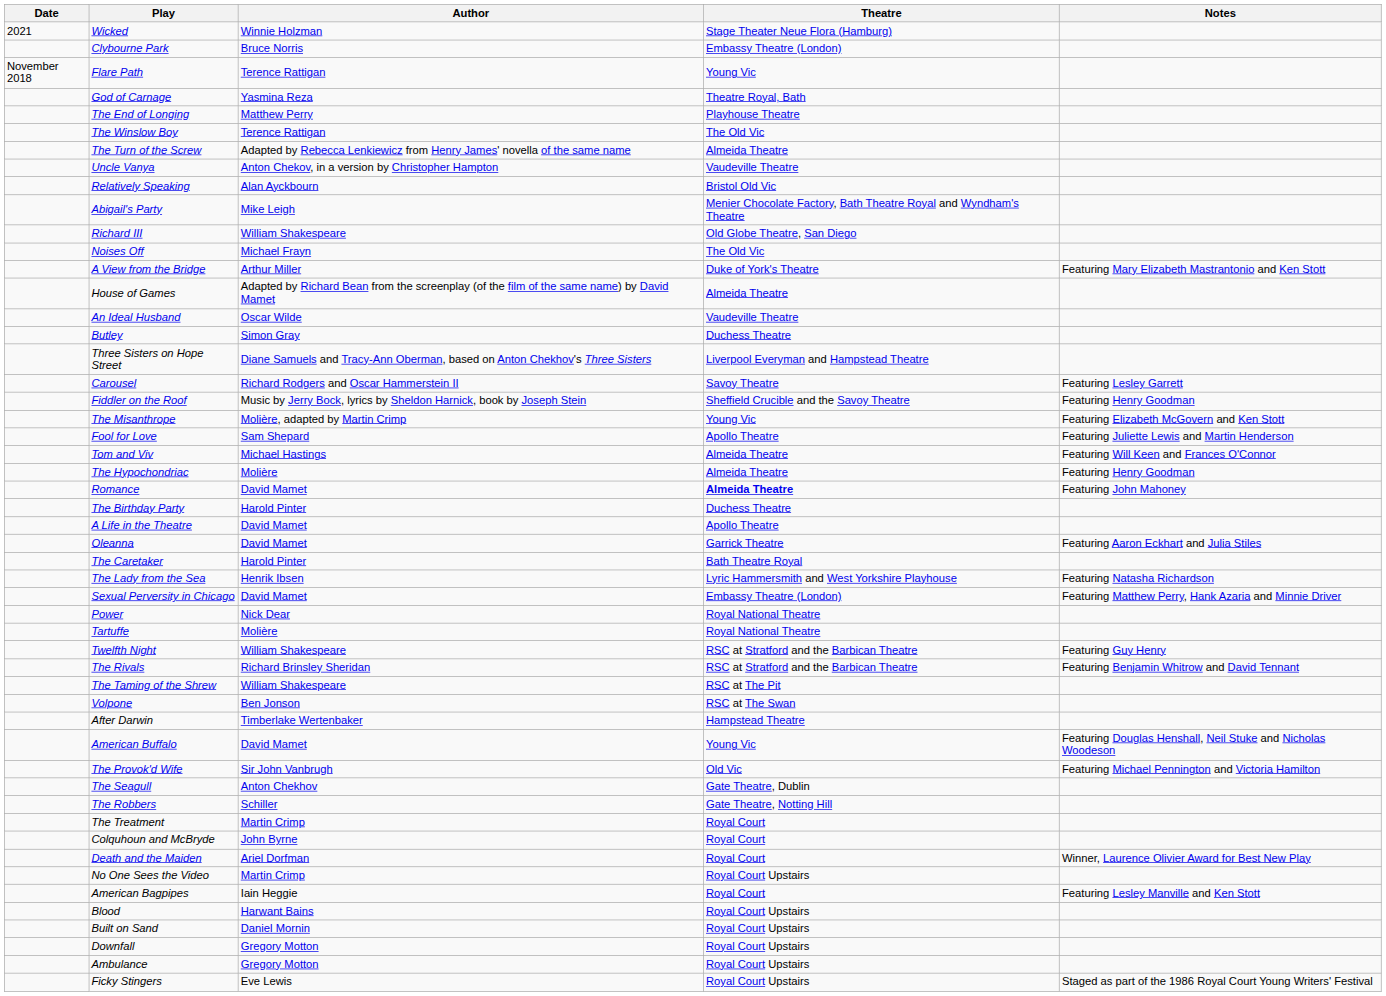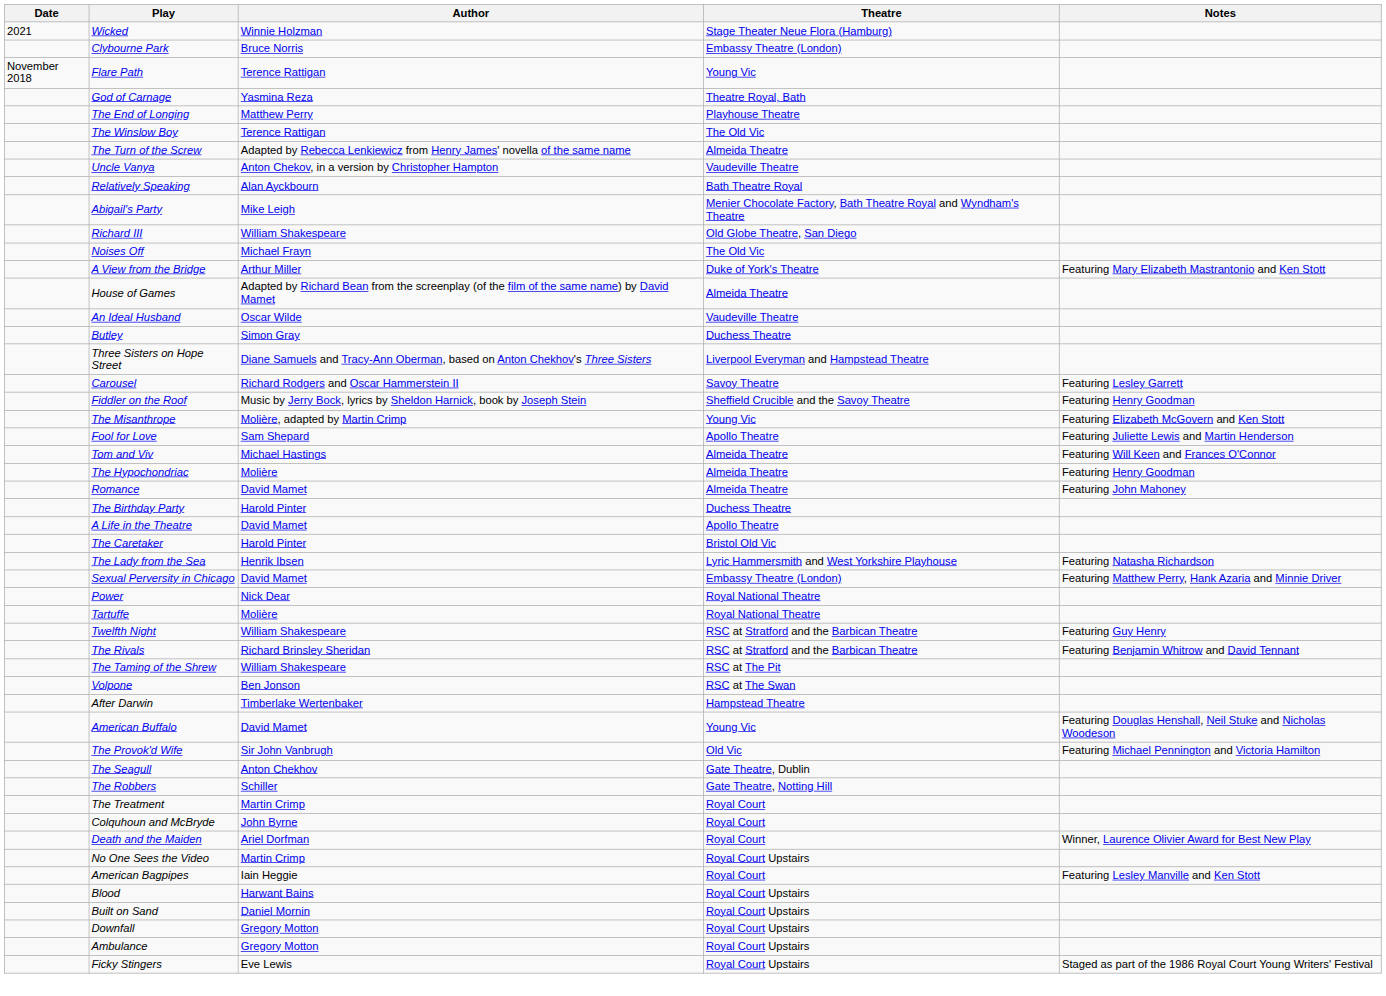(741, 185) Bristol Old Vic -> (754, 185) Bath Theatre Royal
(750, 490) bold -> (747, 490) normal
- row: (113, 543)
(754, 561) Bath Theatre Royal -> (741, 543) Bristol Old Vic
